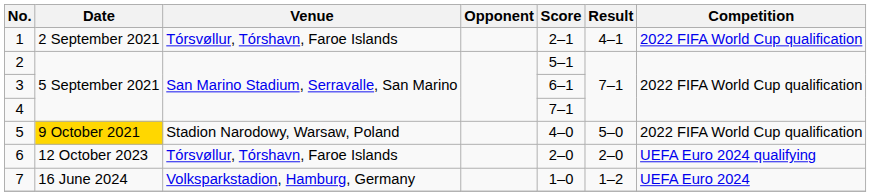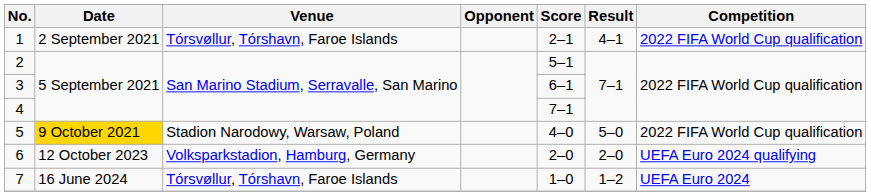(282, 156) Tórsvøllur, Tórshavn, Faroe Islands -> (291, 156) Volksparkstadion, Hamburg, Germany
(291, 179) Volksparkstadion, Hamburg, Germany -> (282, 179) Tórsvøllur, Tórshavn, Faroe Islands
